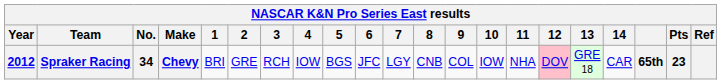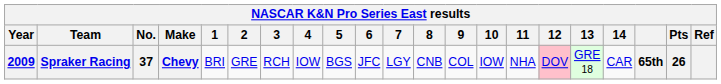(21, 62) 2012 -> (21, 62) 2009
(146, 62) 34 -> (146, 62) 37
(679, 62) 23 -> (679, 62) 26
